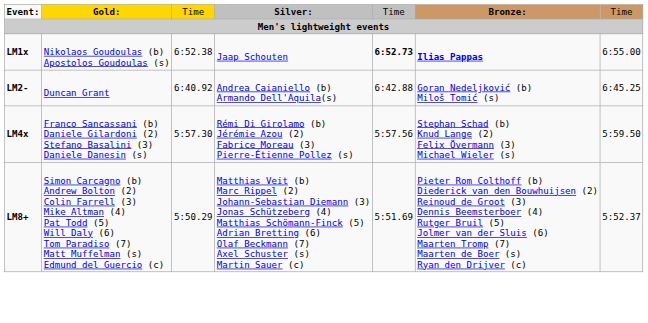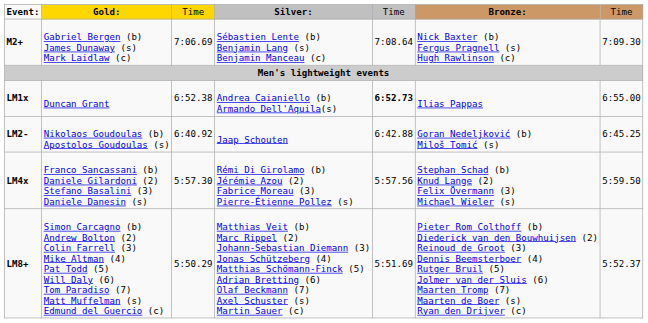+ row: (15, 42)
(107, 57) Nikolaos Goudoulas (b) Apostolos Goudoulas (s) -> (77, 104) Duncan Grant
(252, 57) Jaap Schouten -> (277, 104) Andrea Caianiello (b) Armando Dell'Aquila(s)
(450, 57) bold -> (450, 104) normal
(77, 93) Duncan Grant -> (107, 139) Nikolaos Goudoulas (b) Apostolos Goudoulas (s)
(277, 93) Andrea Caianiello (b) Armando Dell'Aquila(s) -> (252, 139) Jaap Schouten
